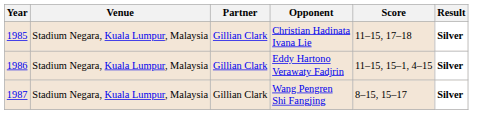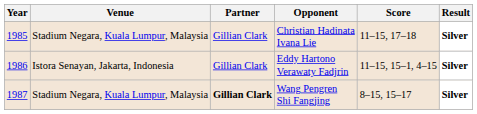(120, 66) Stadium Negara, Kuala Lumpur, Malaysia -> (103, 66) Istora Senayan, Jakarta, Indonesia
(240, 95) normal -> (242, 95) bold
